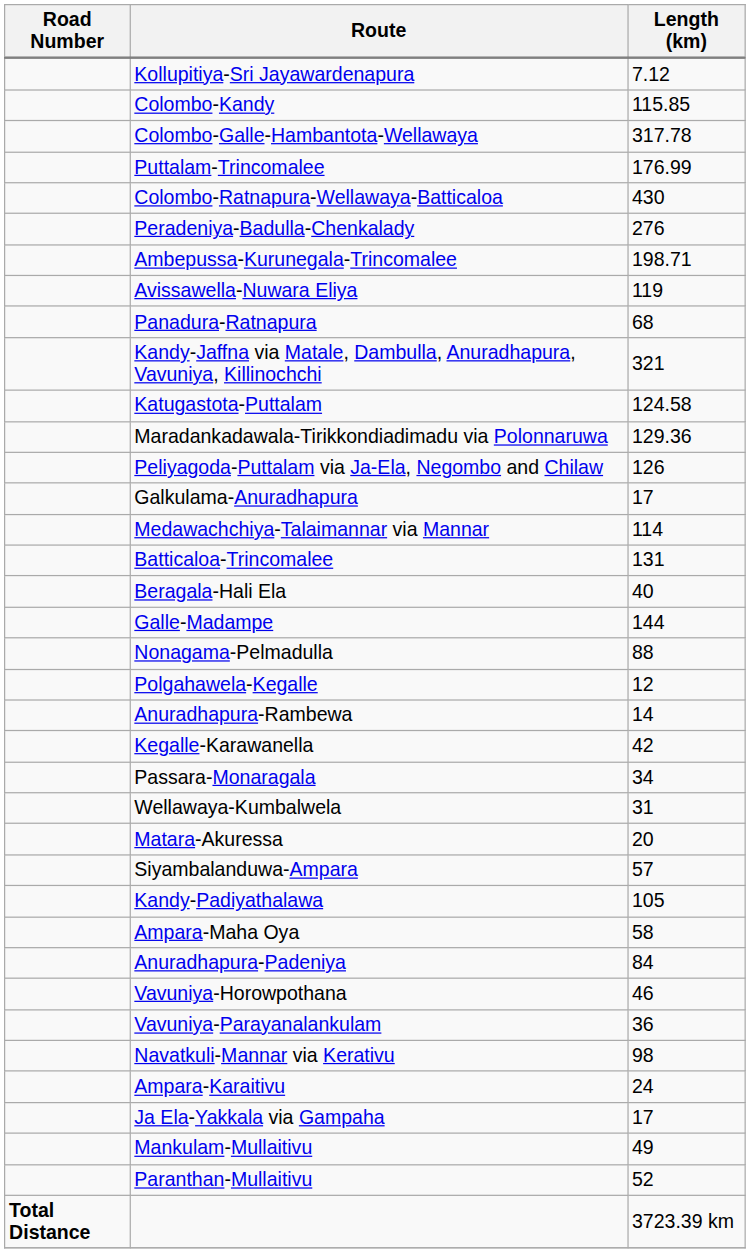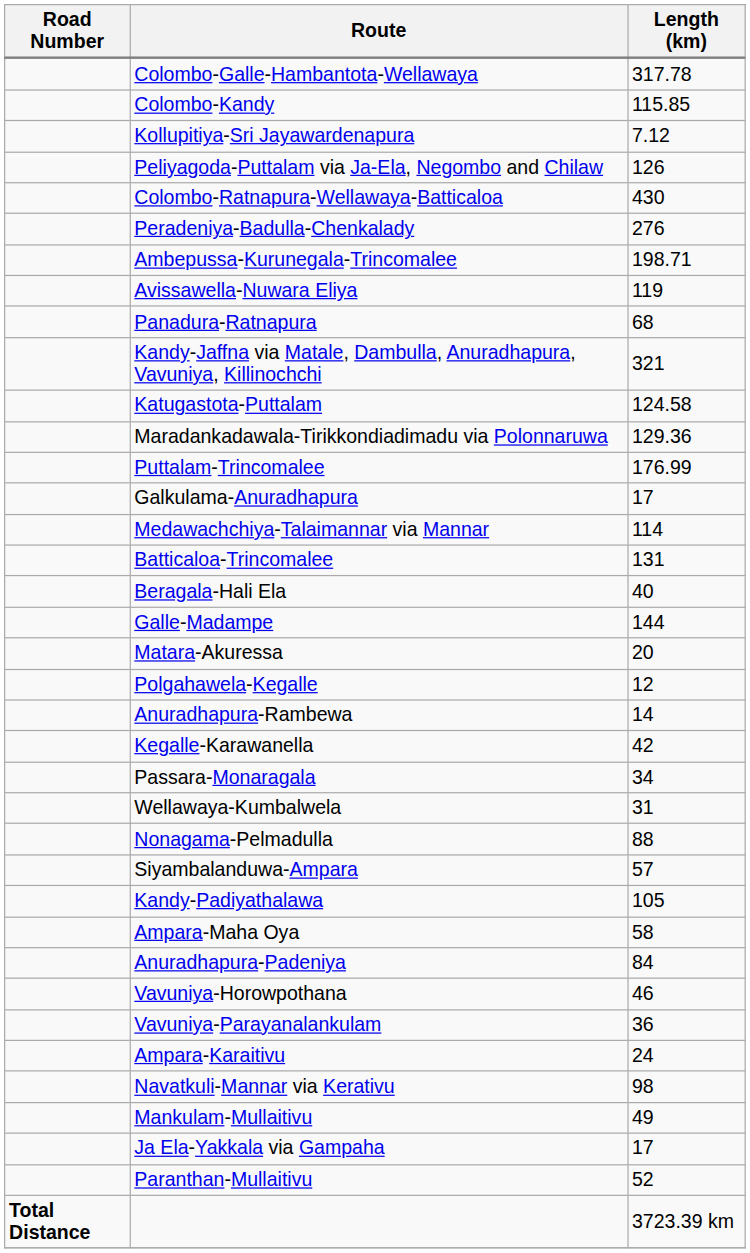rows swapped: (274, 74) <-> (306, 136)
rows swapped: (369, 467) <-> (229, 166)
rows swapped: (234, 653) <-> (209, 839)
rows swapped: (210, 1086) <-> (265, 1055)
rows swapped: (259, 1117) <-> (223, 1148)
